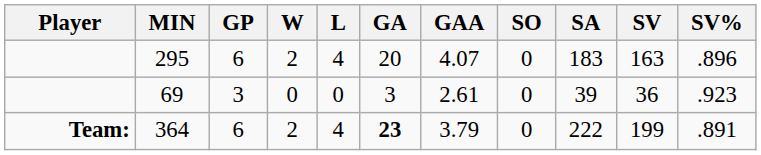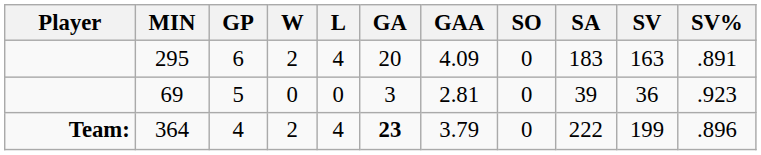(459, 58) 4.07 -> (459, 58) 4.09
(717, 58) .896 -> (717, 58) .891
(238, 94) 3 -> (238, 94) 5
(459, 94) 2.61 -> (459, 94) 2.81
(238, 130) 6 -> (238, 130) 4
(717, 130) .891 -> (717, 130) .896
